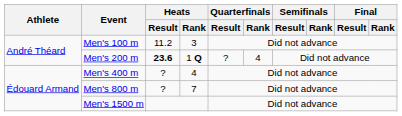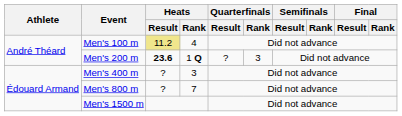(163, 43) no background -> (163, 43) khaki background
(194, 43) 3 -> (194, 43) 4
(258, 58) 4 -> (258, 58) 3
(194, 73) 4 -> (194, 73) 3
